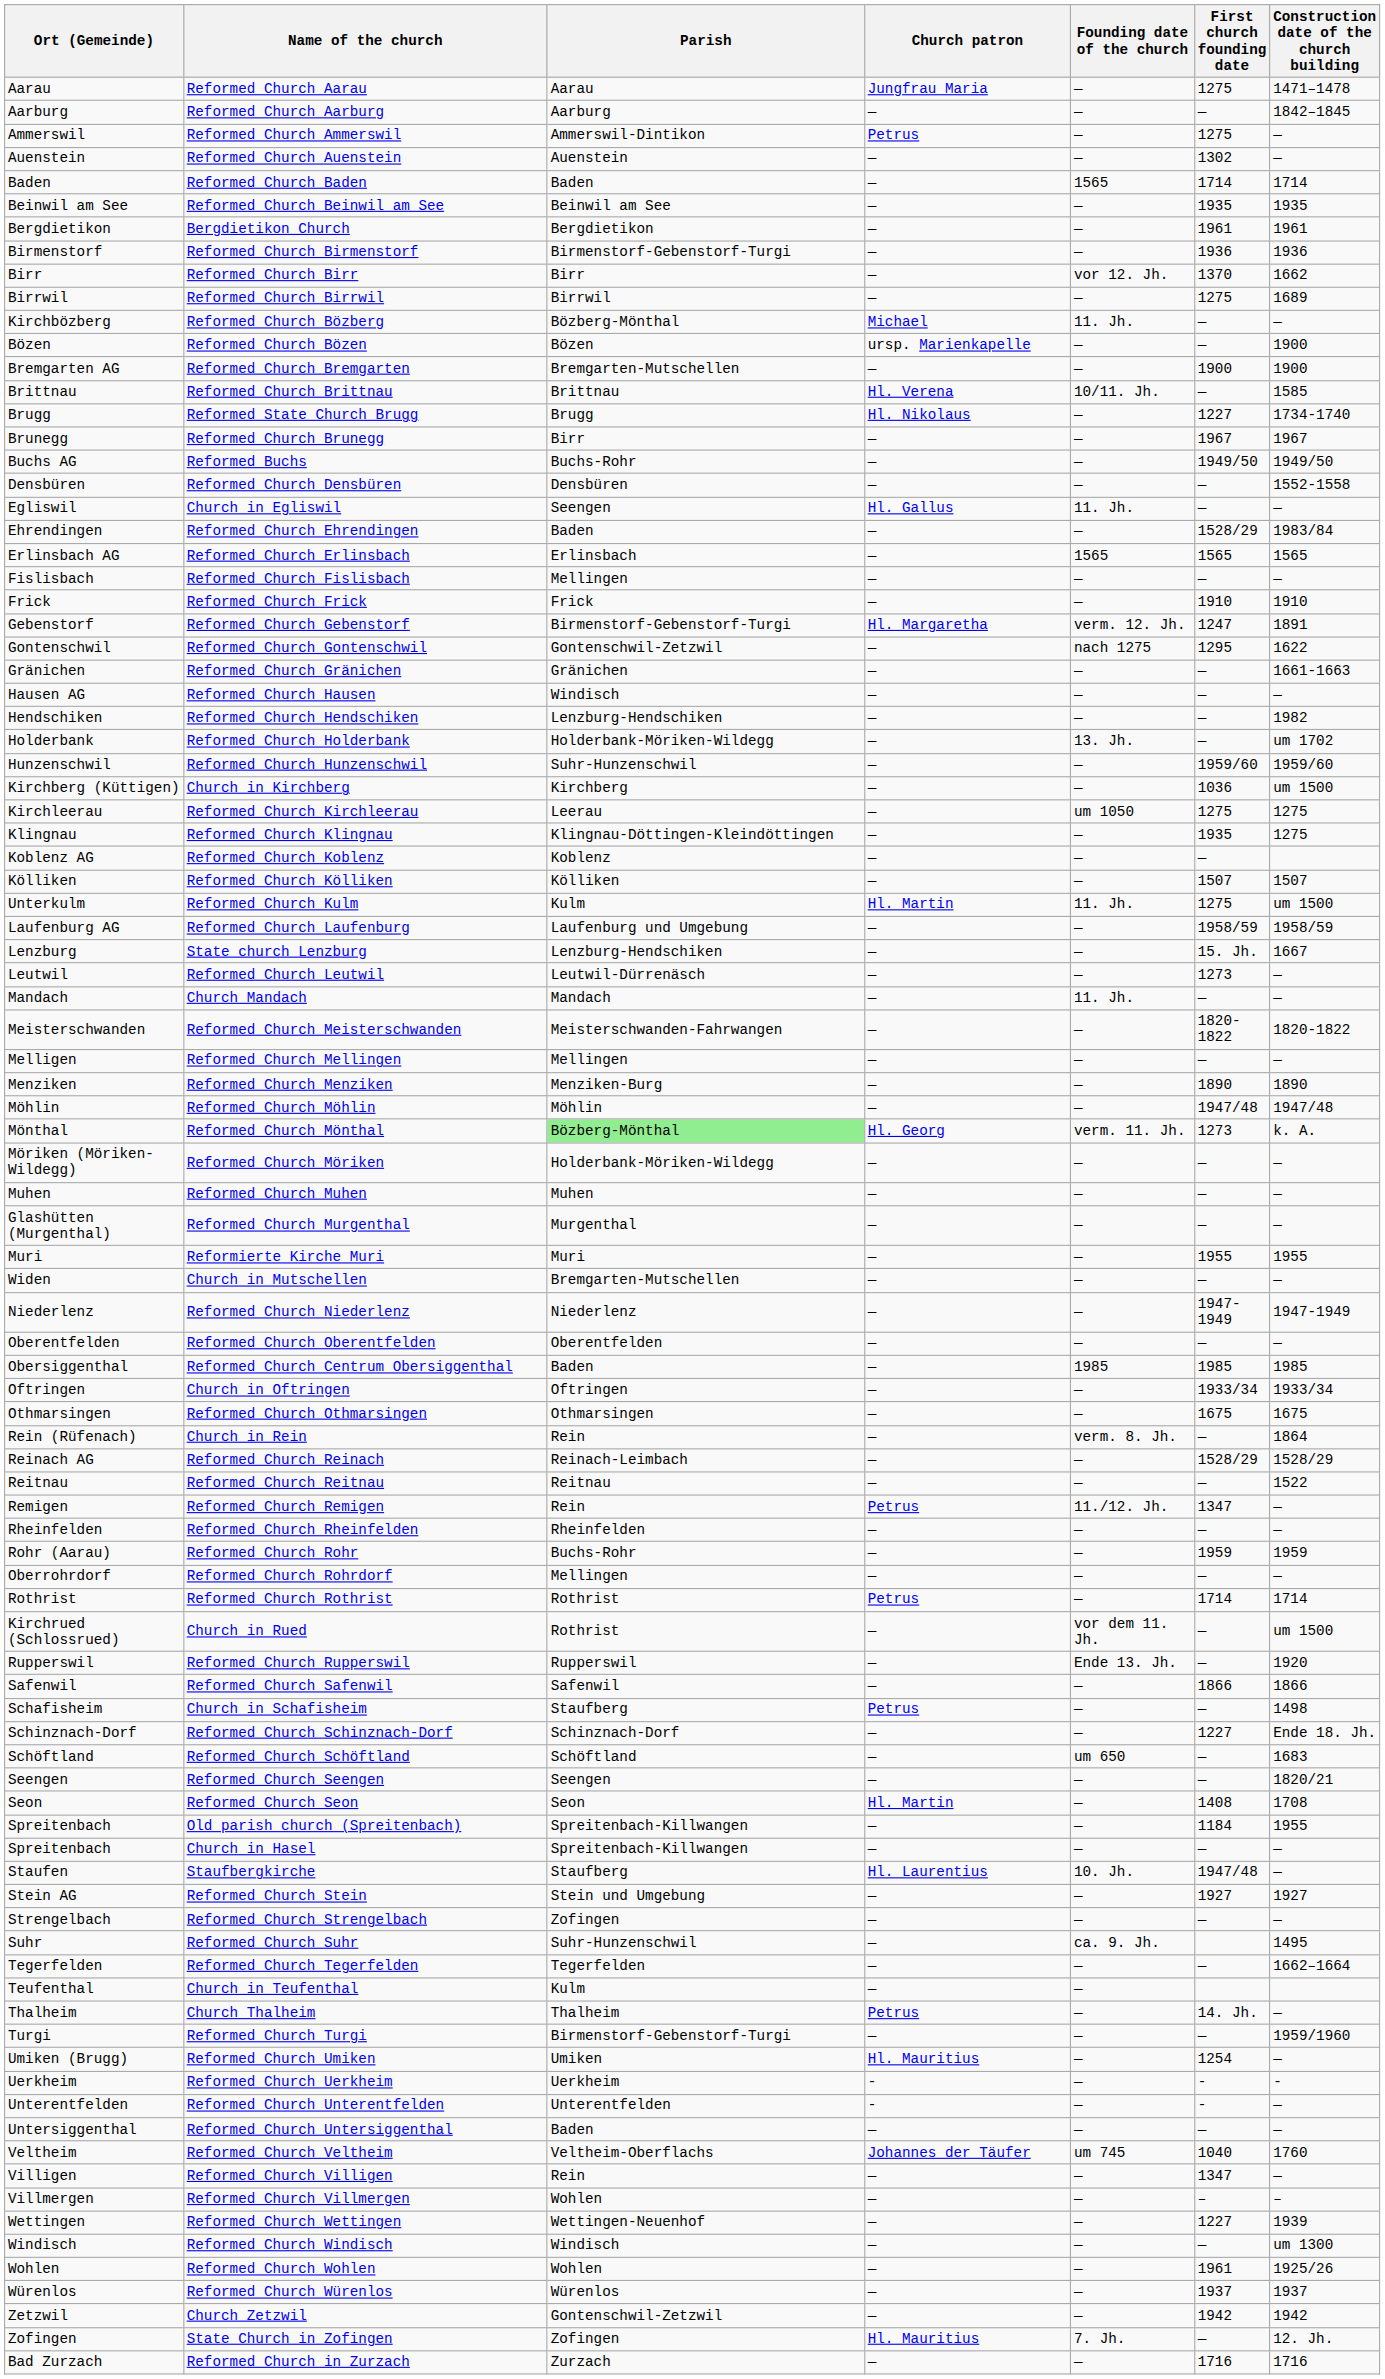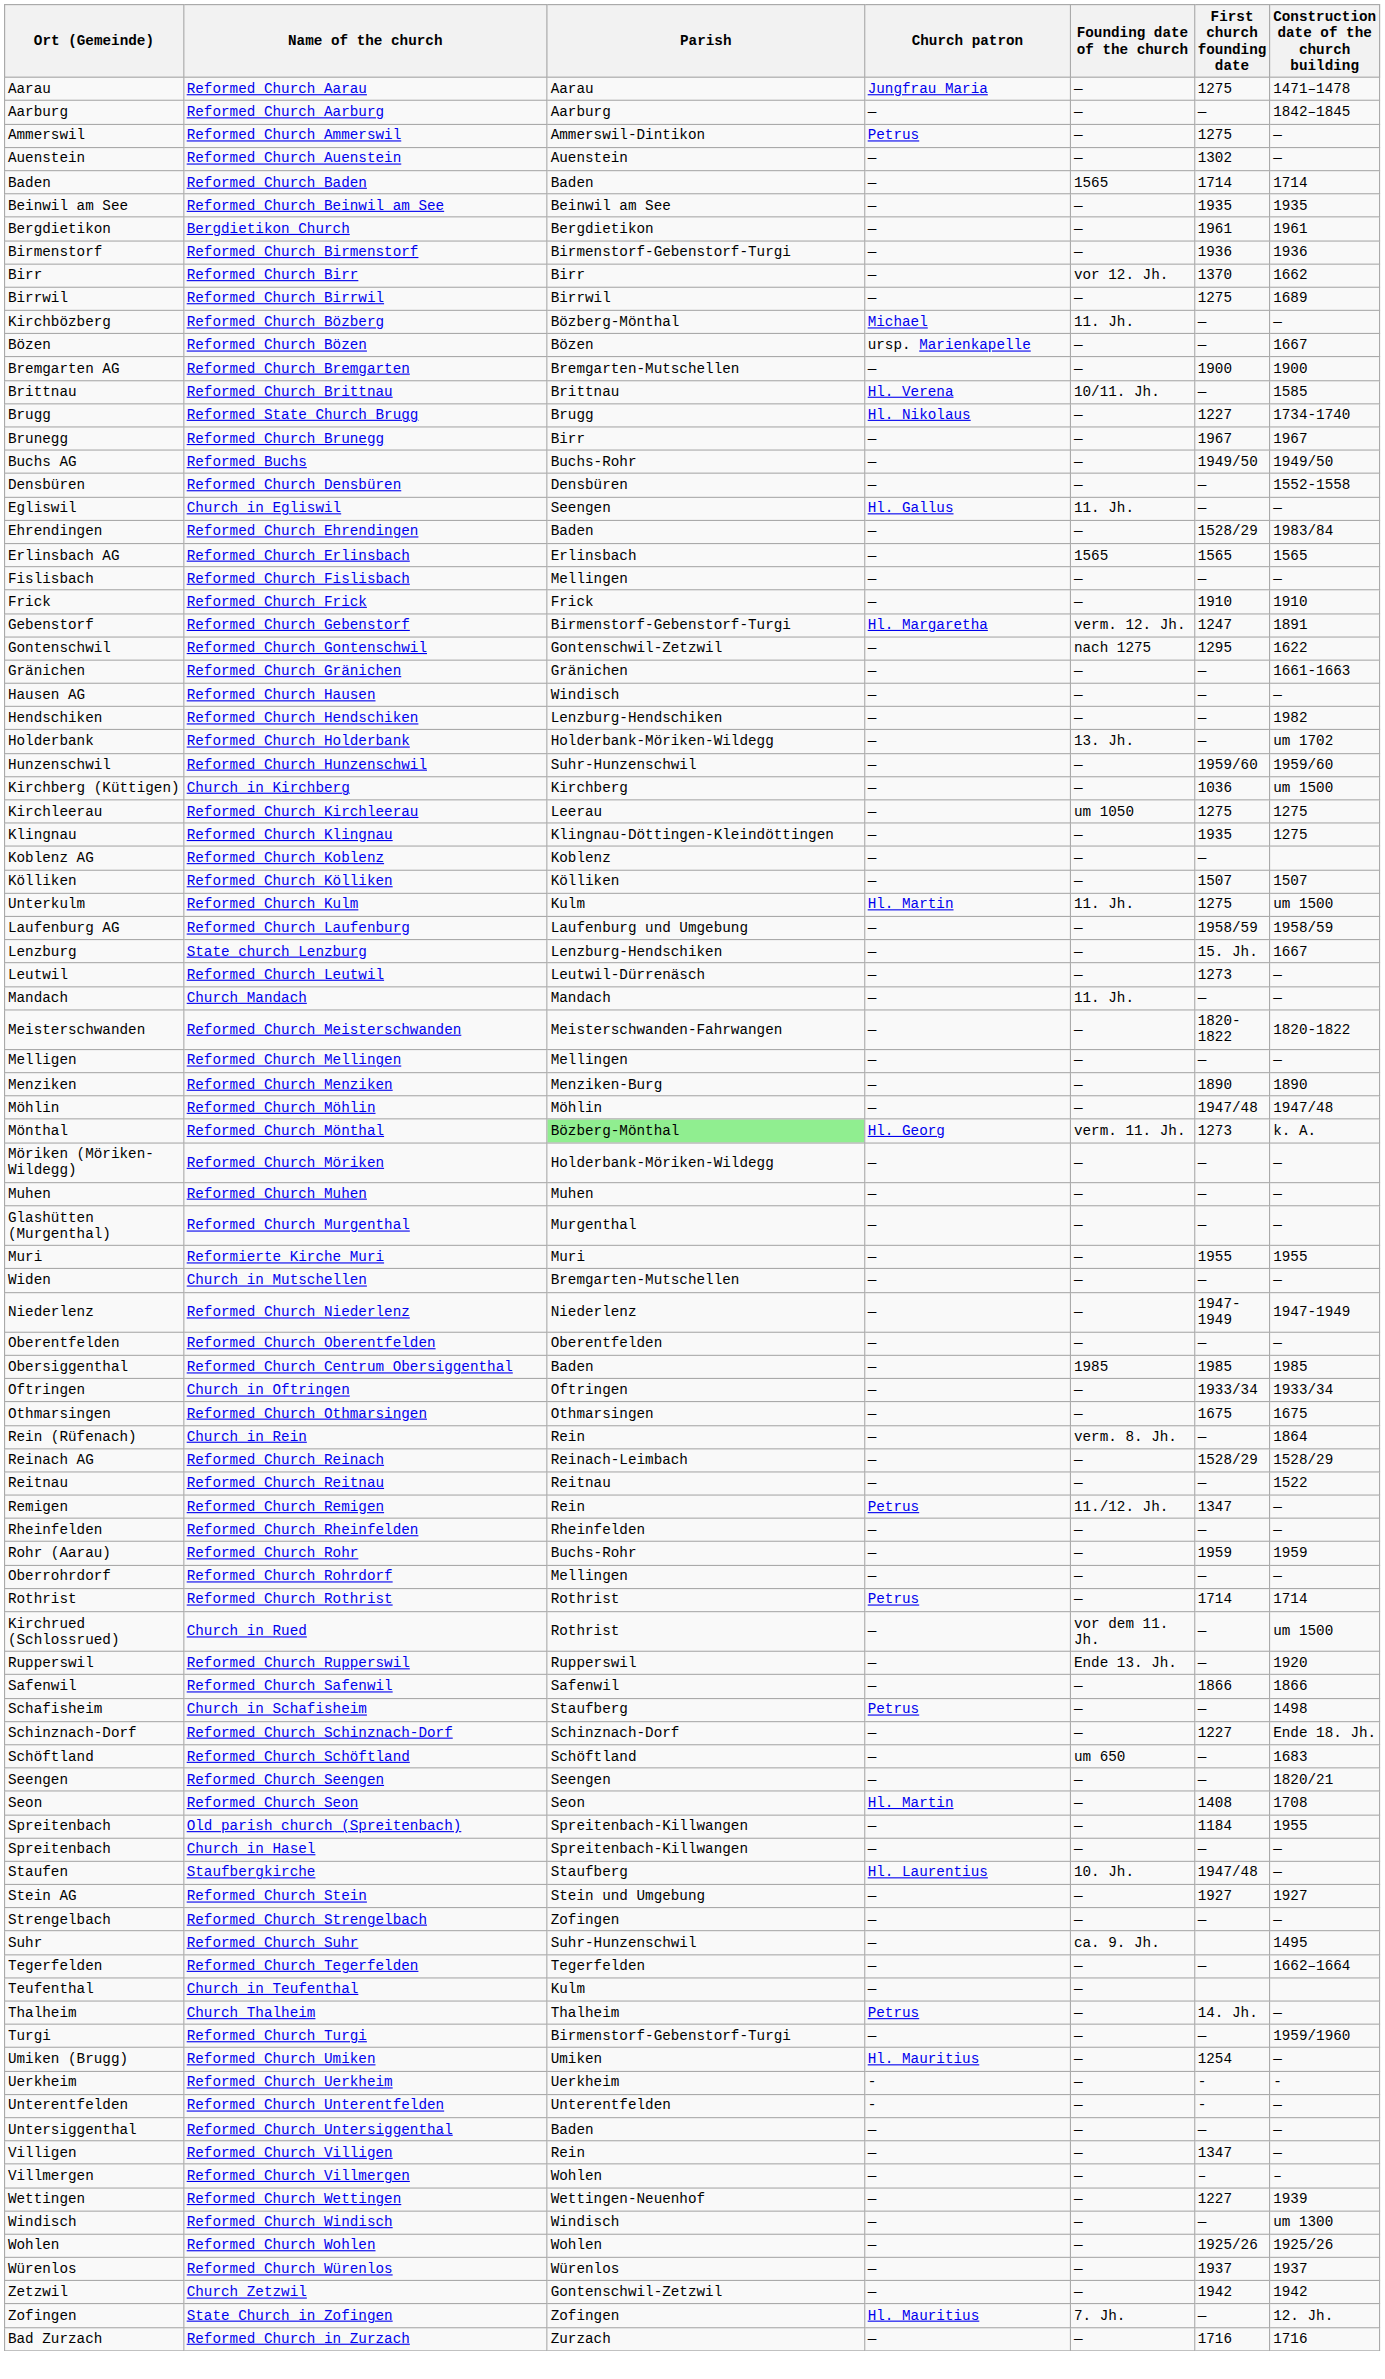(1290, 345) 1900 -> (1290, 345) 1667
- row: (290, 2153)
(1215, 2269) 1961 -> (1228, 2246) 1925/26
